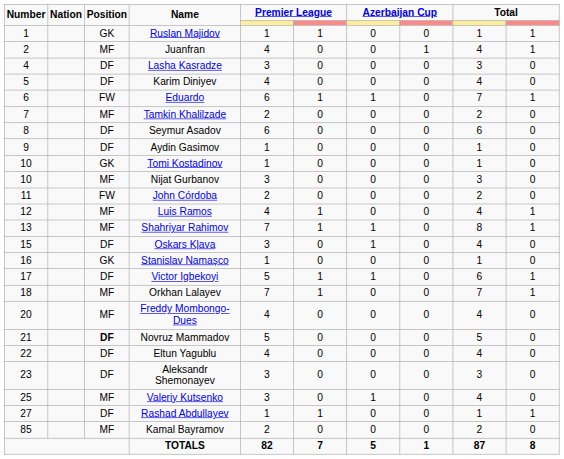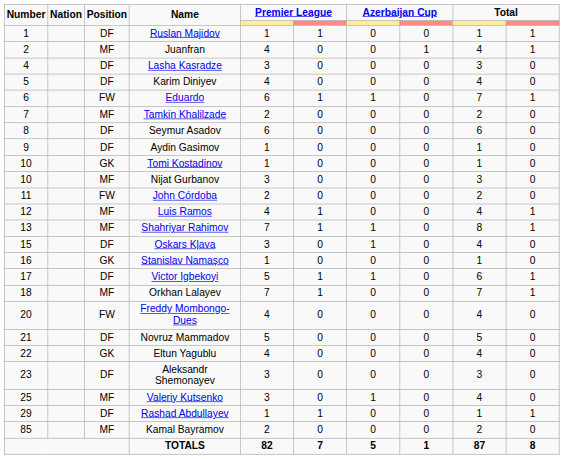(107, 33) GK -> (107, 33) DF
(107, 315) MF -> (107, 315) FW
(107, 337) bold -> (107, 337) normal
(107, 353) DF -> (107, 353) GK
(26, 413) 27 -> (26, 413) 29
